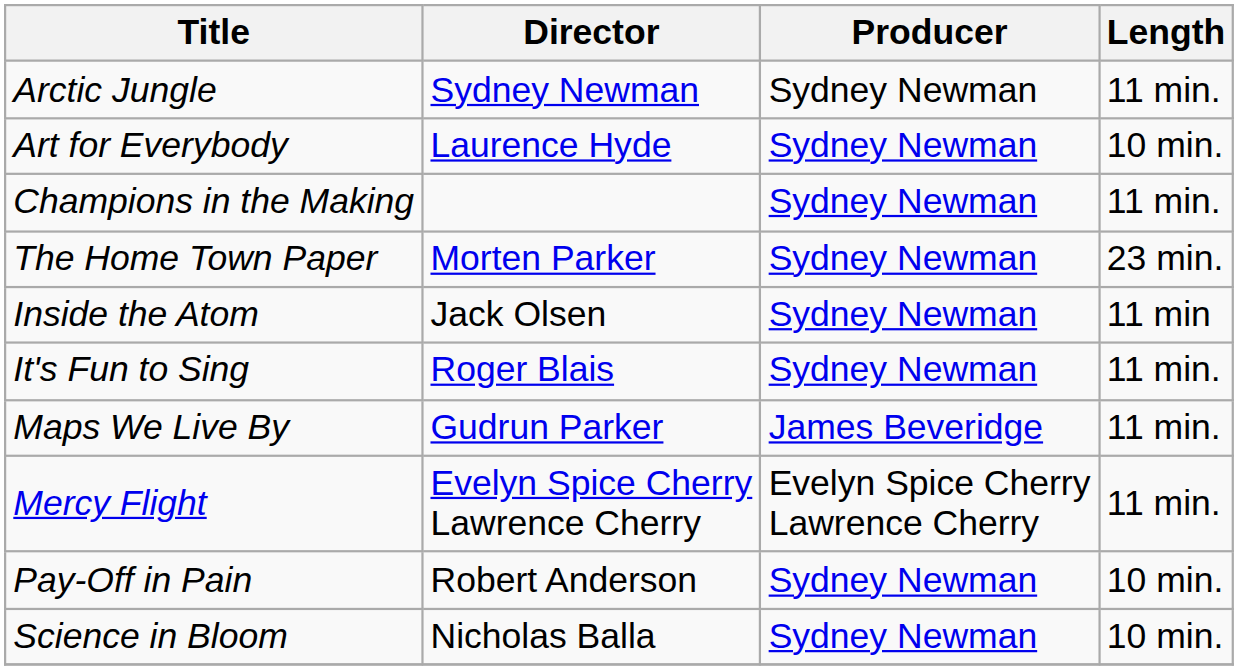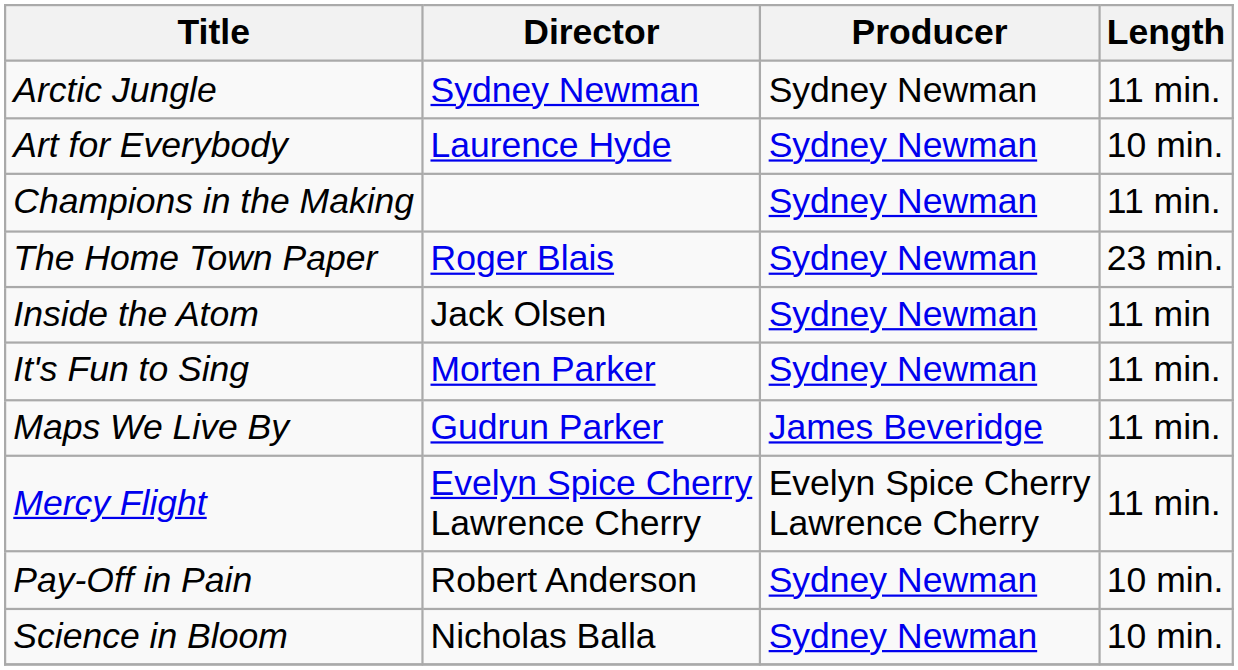(543, 257) Morten Parker -> (522, 257) Roger Blais
(522, 370) Roger Blais -> (543, 370) Morten Parker
